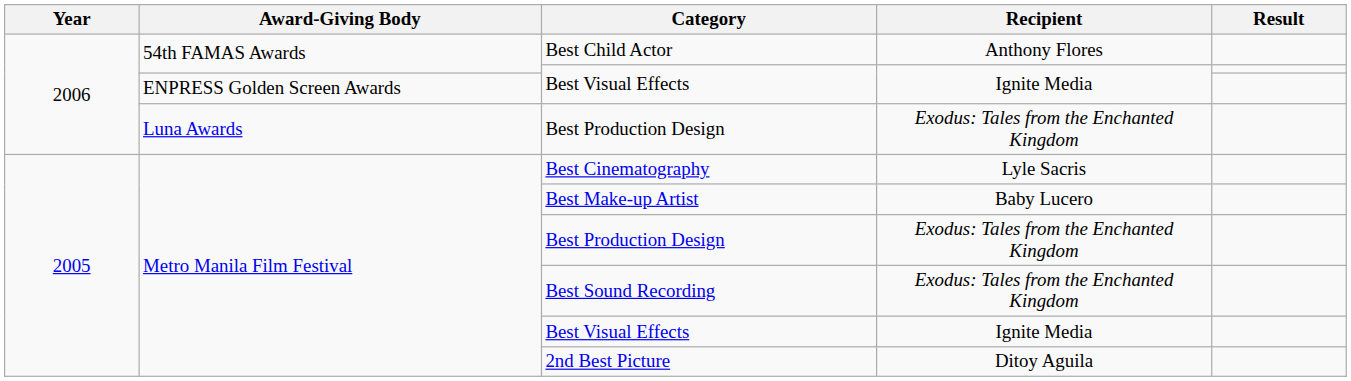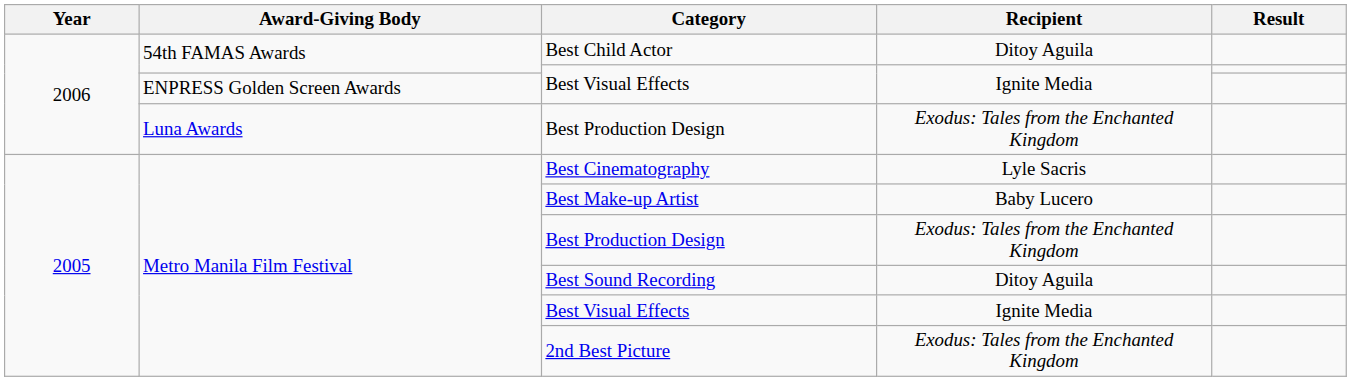(1044, 49) Anthony Flores -> (1044, 49) Ditoy Aguila
(1044, 290) Exodus: Tales from the Enchanted Kingdom -> (1044, 280) Ditoy Aguila
(1044, 361) Ditoy Aguila -> (1044, 350) Exodus: Tales from the Enchanted Kingdom
